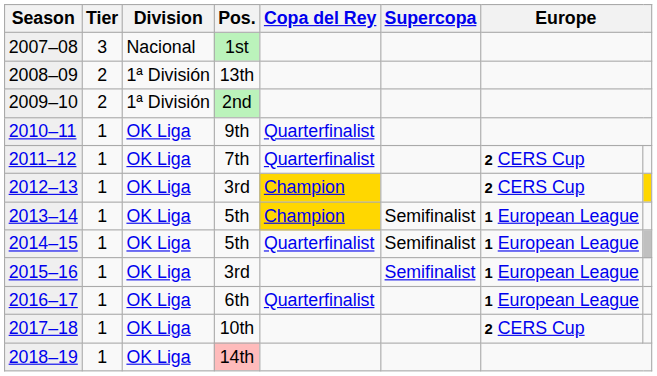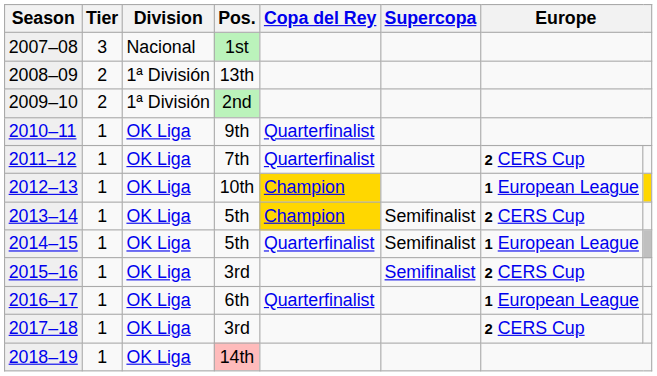(237, 187) 3rd -> (237, 187) 10th
(535, 187) 2 CERS Cup -> (562, 187) 1 European League
(562, 215) 1 European League -> (535, 215) 2 CERS Cup
(562, 272) 1 European League -> (535, 272) 2 CERS Cup
(237, 328) 10th -> (237, 328) 3rd
